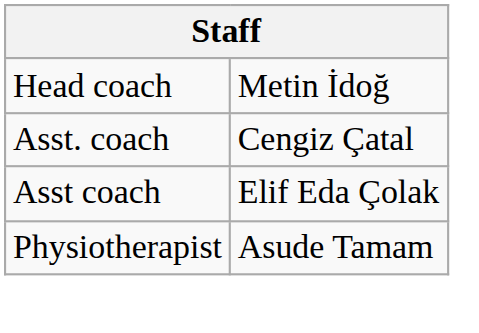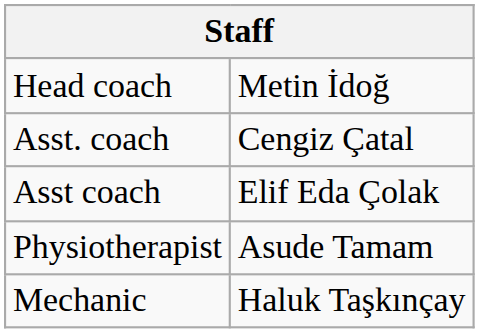+ row: (80, 300)
